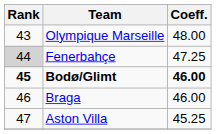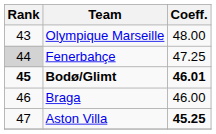(189, 77) 46.00 -> (189, 77) 46.01
(189, 118) normal -> (189, 118) bold
